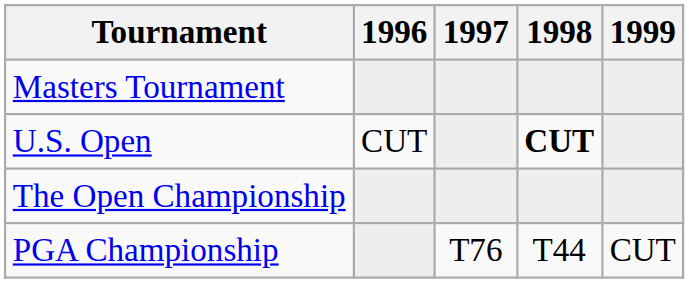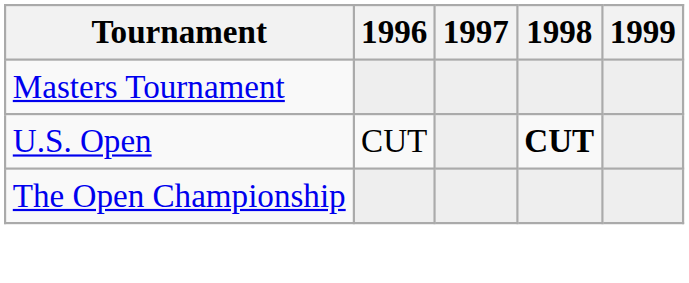- row: (146, 250)
